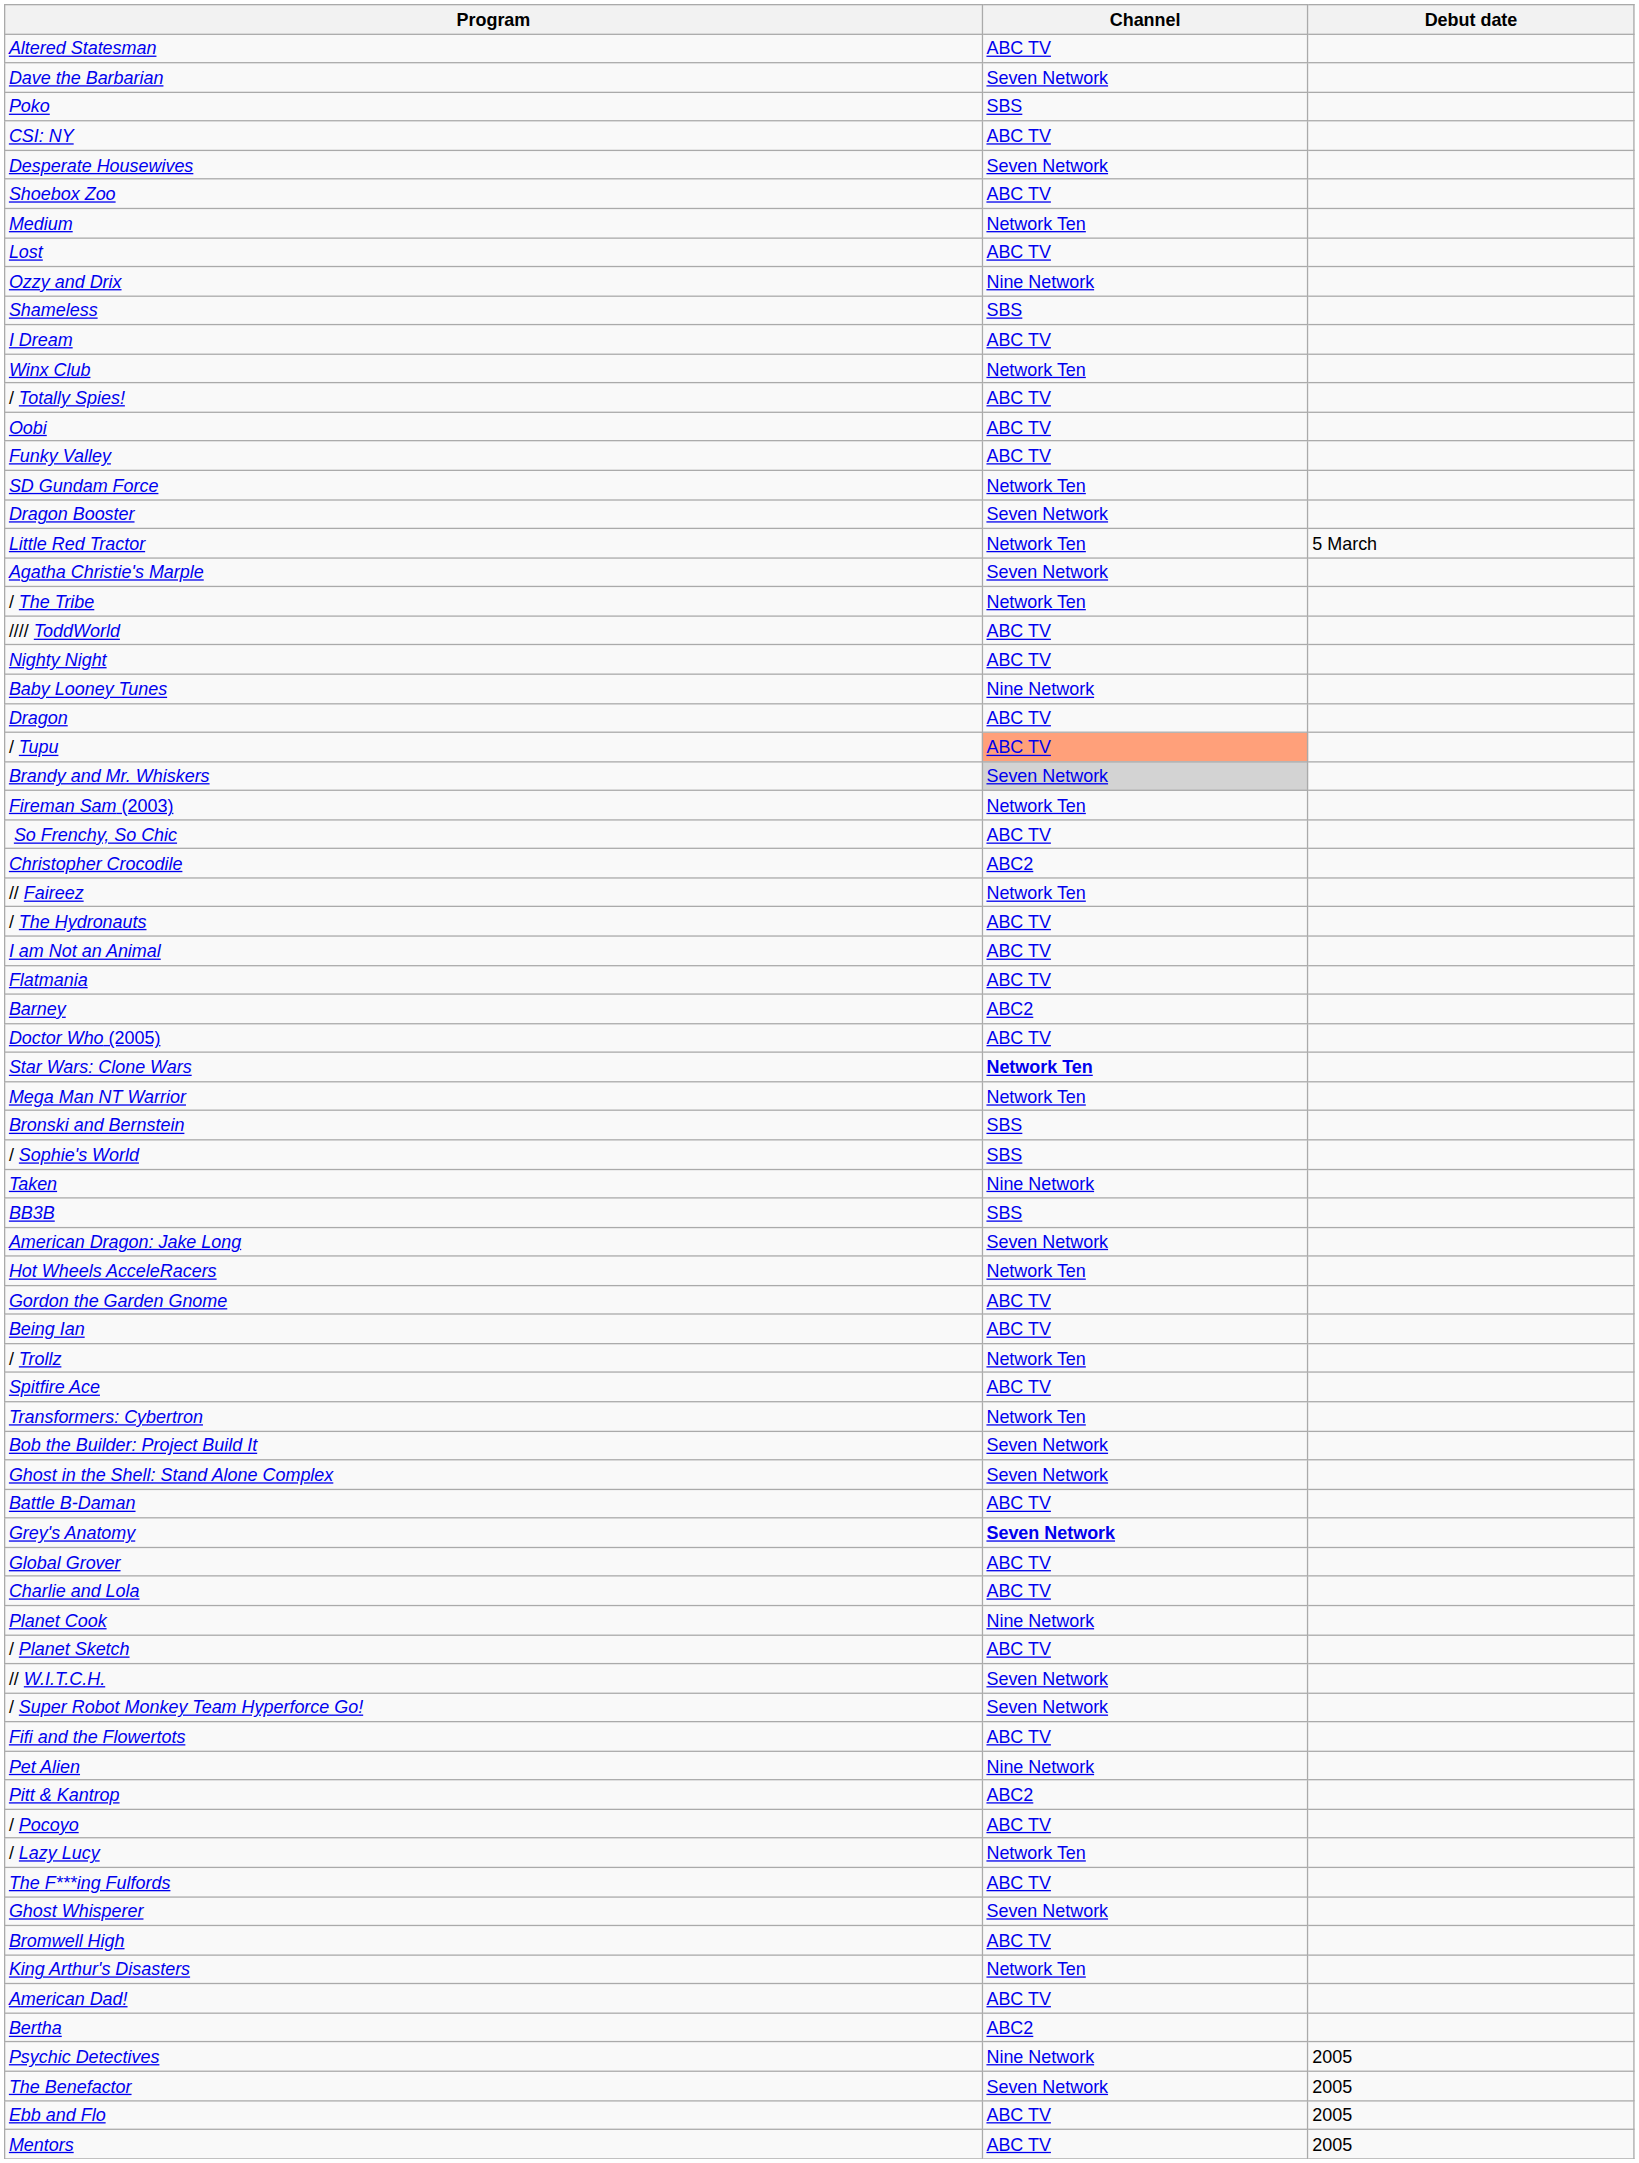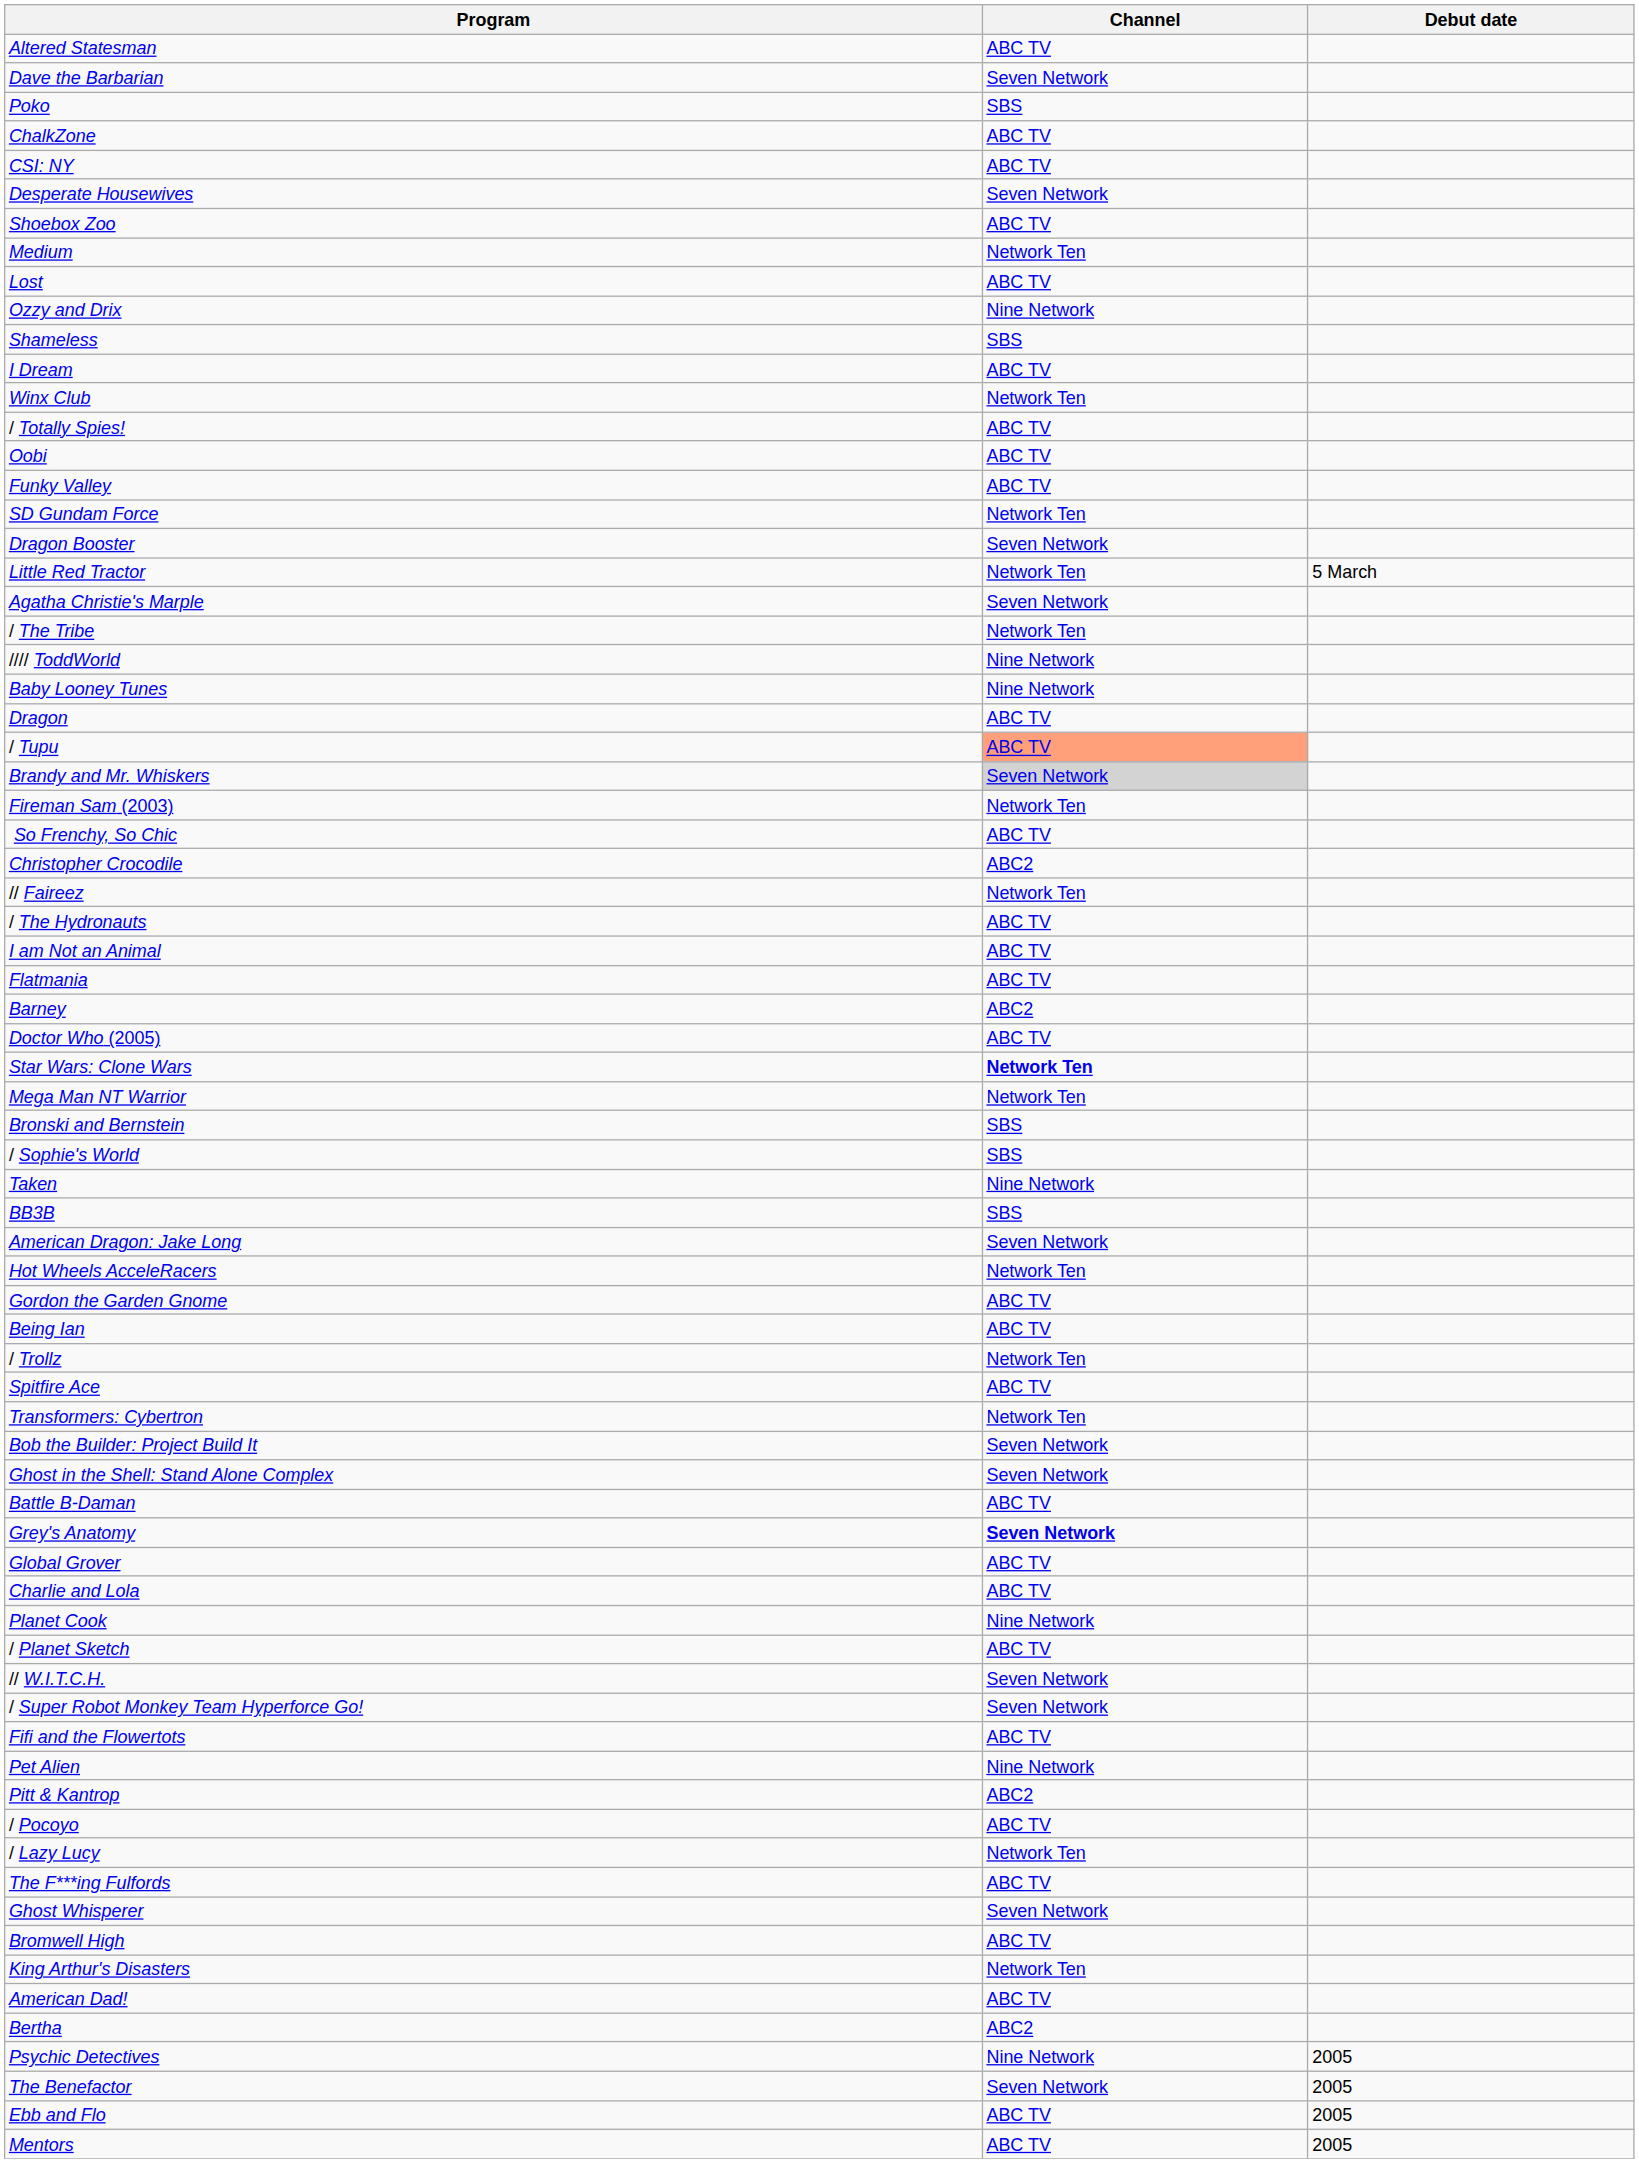+ row: (52, 136)
(1019, 630) ABC TV -> (1040, 659) Nine Network
- row: (58, 659)
